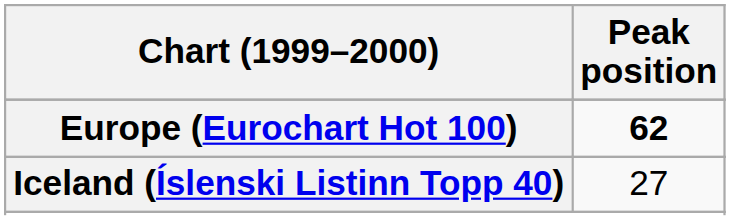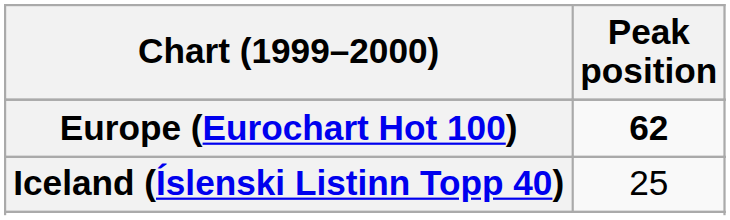(649, 183) 27 -> (649, 183) 25
